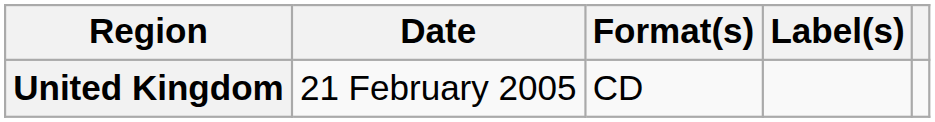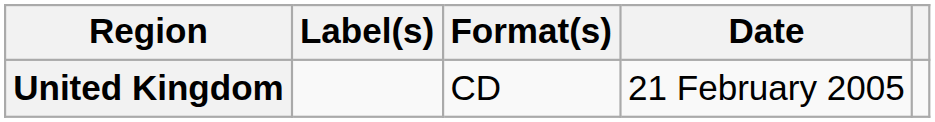columns swapped: (438, 32) <-> (838, 32)
